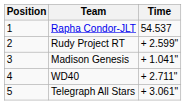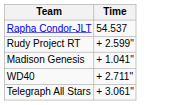- column: (27, 12)
